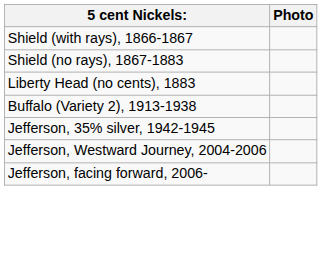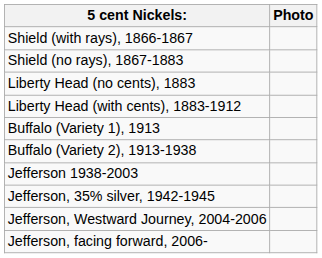+ row: (124, 106)
+ row: (84, 128)
+ row: (73, 173)
